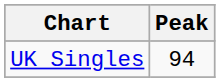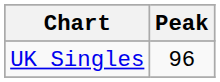(182, 60) 94 -> (182, 60) 96
